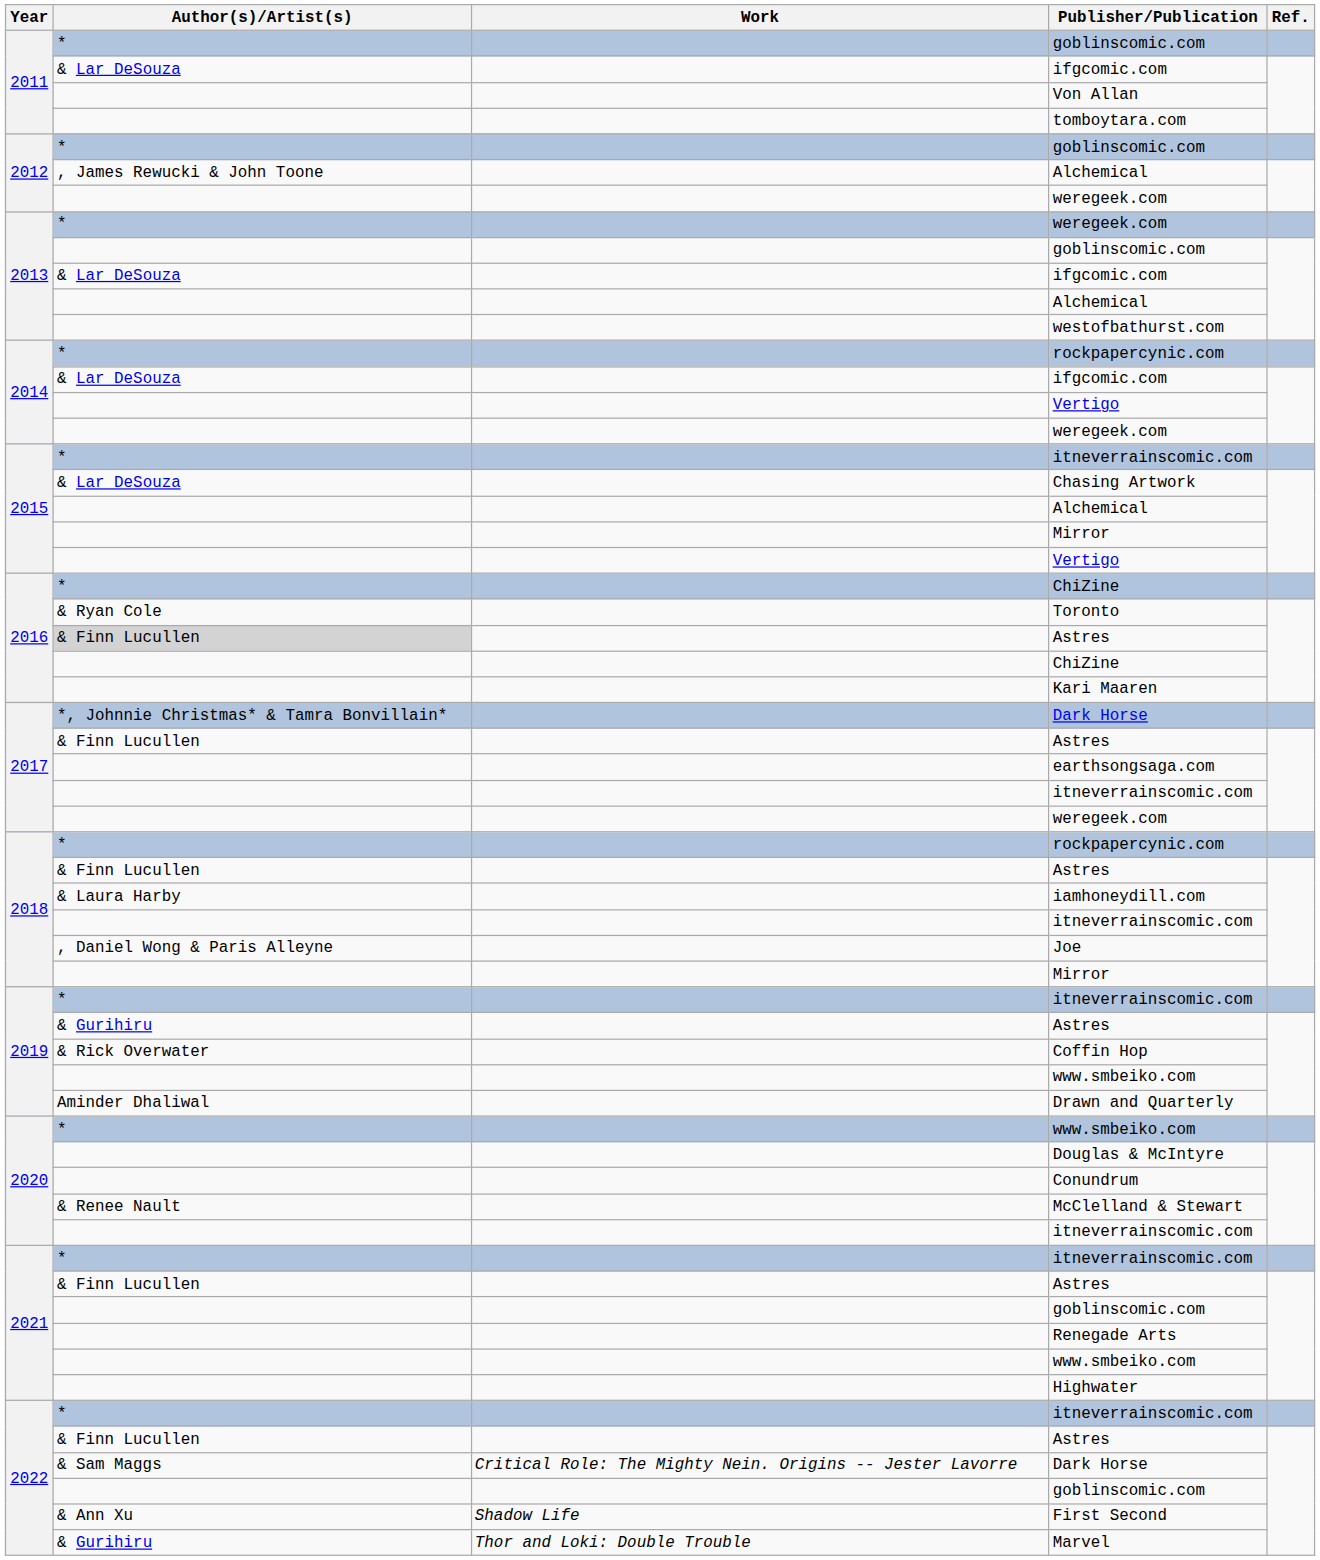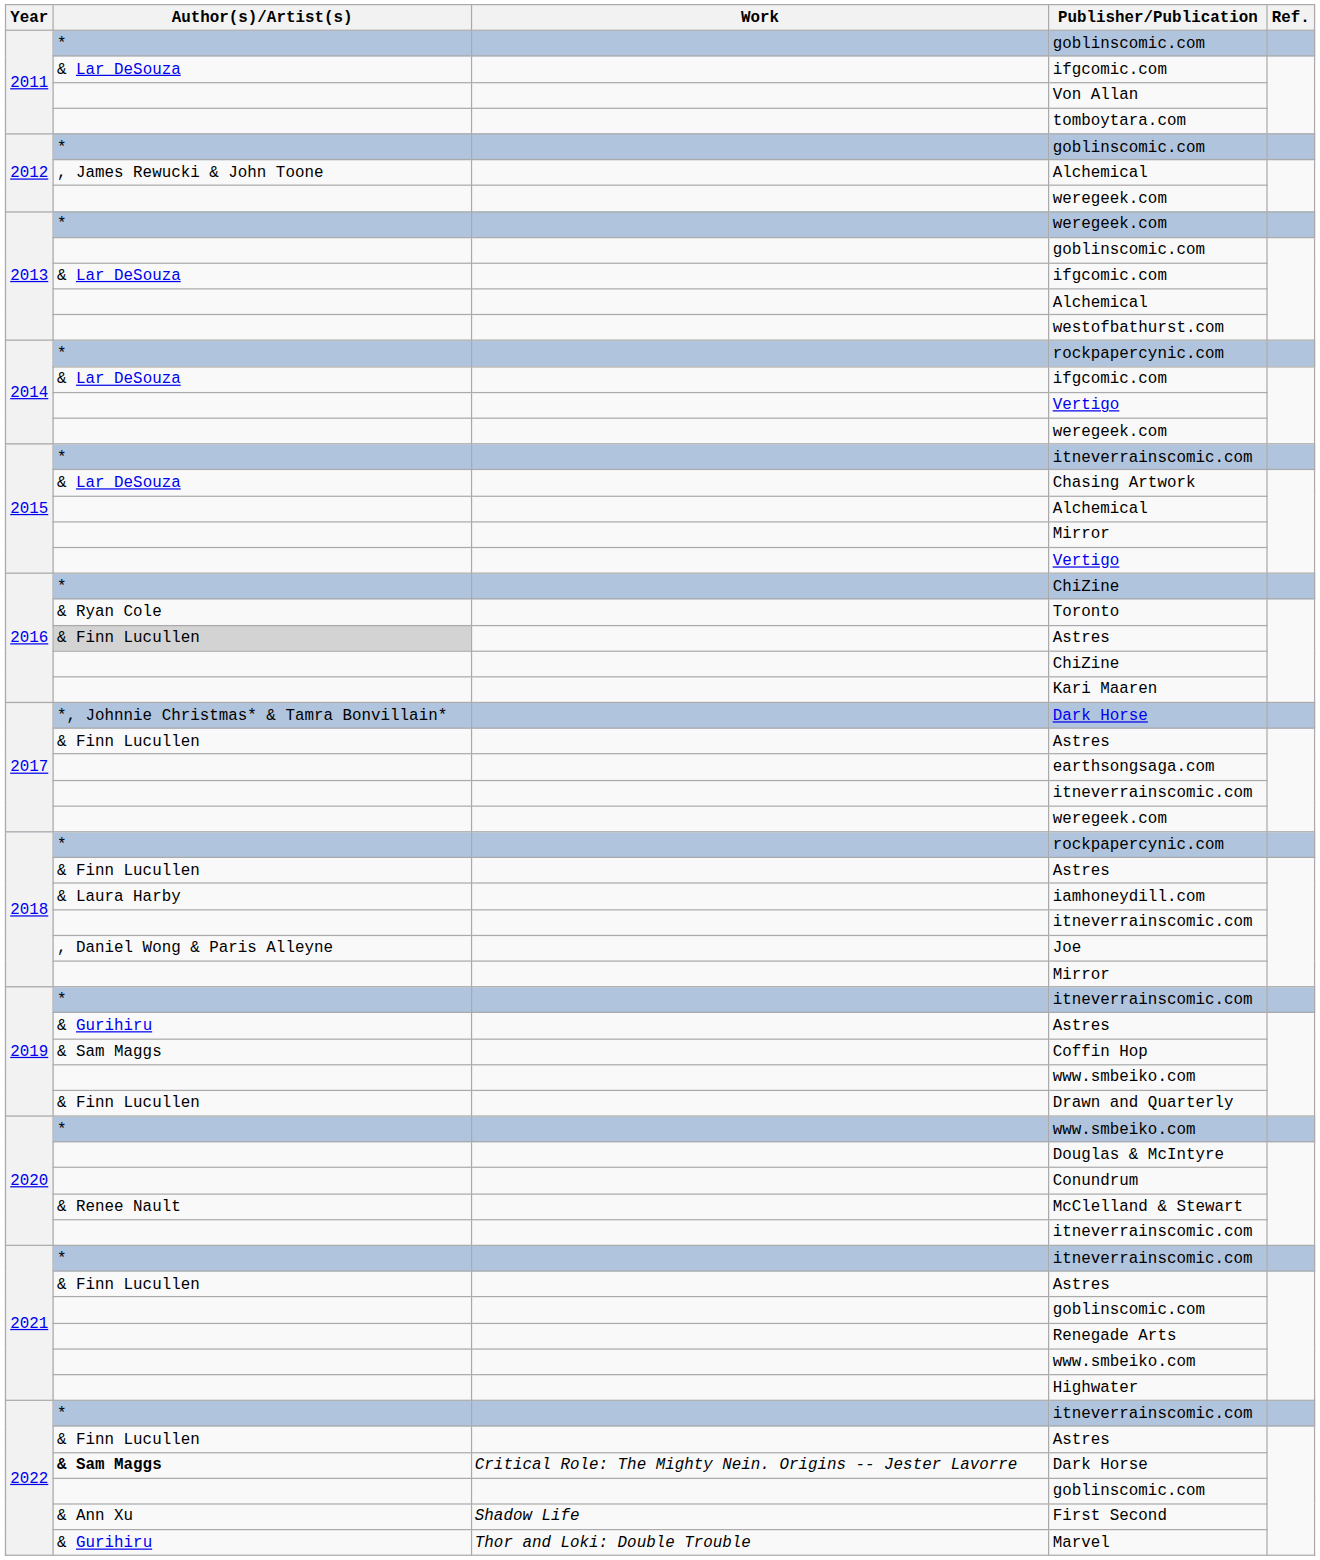(133, 1051) & Rick Overwater -> (109, 1051) & Sam Maggs
(133, 1103) Aminder Dhaliwal -> (128, 1103) & Finn Lucullen
(109, 1465) normal -> (109, 1465) bold
